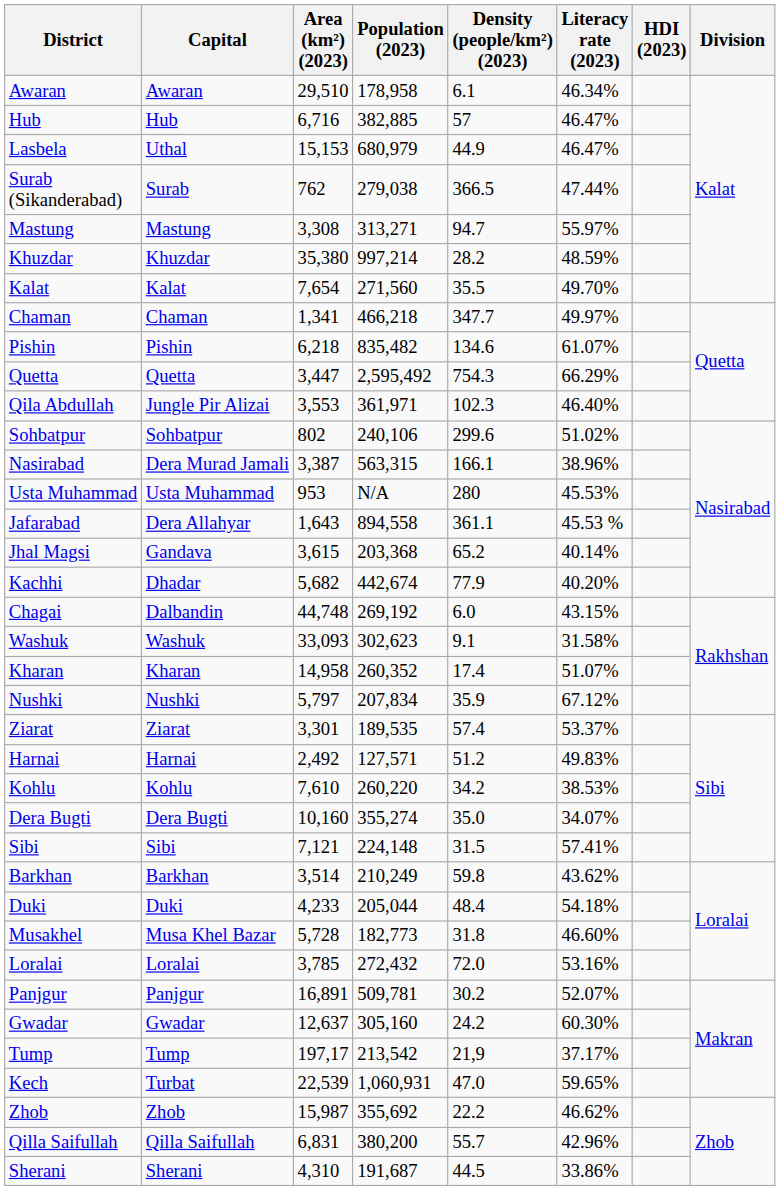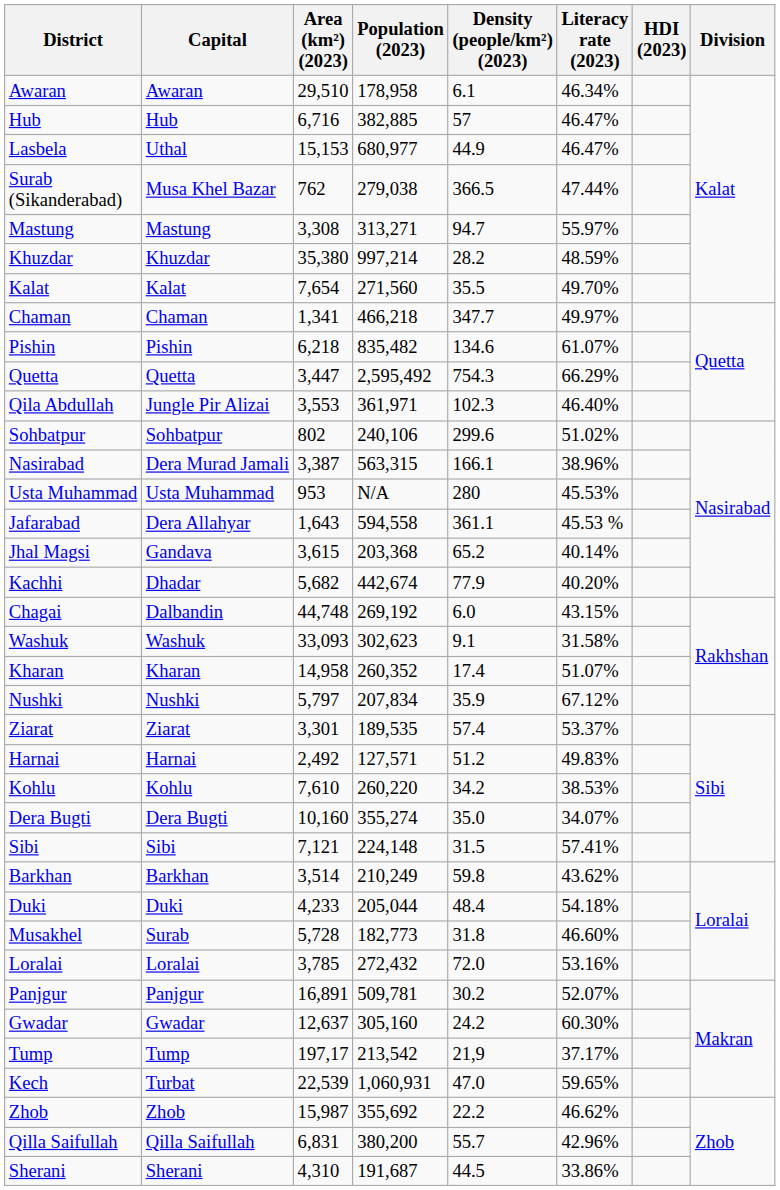(387, 149) 680,979 -> (387, 149) 680,977
(167, 189) Surab -> (211, 189) Musa Khel Bazar
(387, 523) 894,558 -> (387, 523) 594,558
(211, 935) Musa Khel Bazar -> (167, 935) Surab
